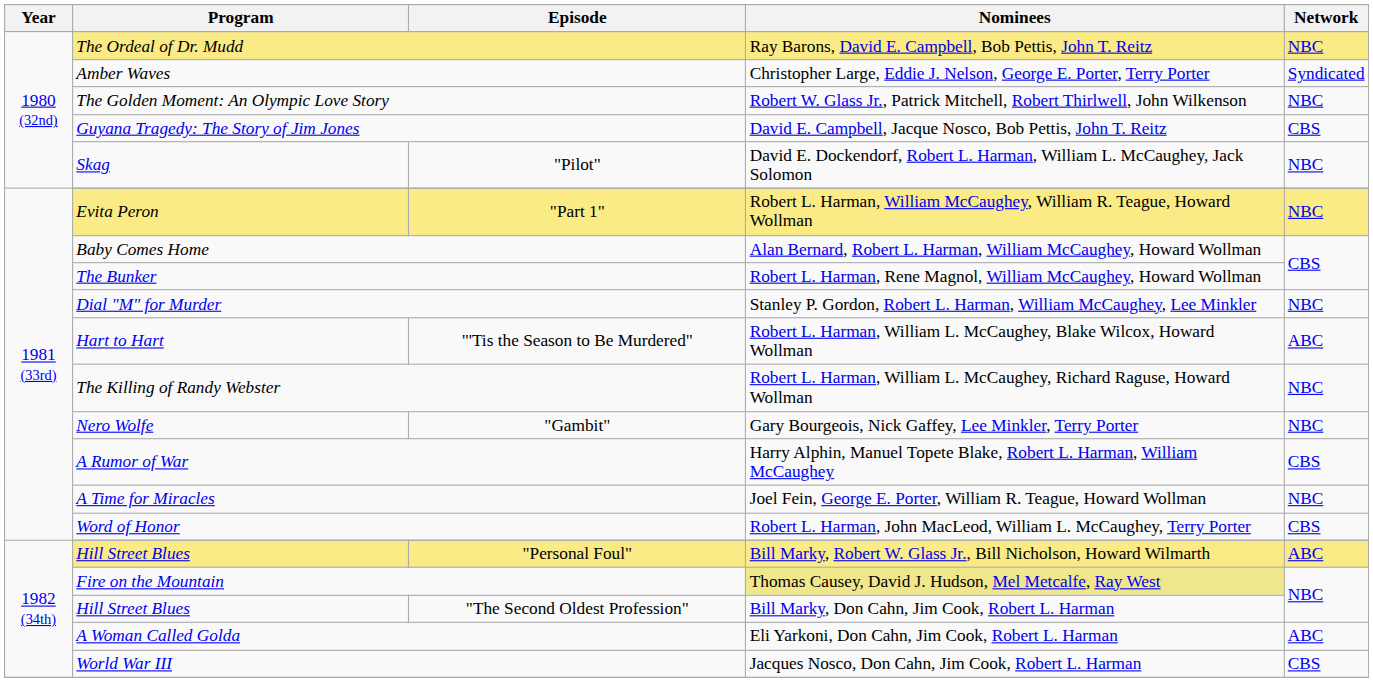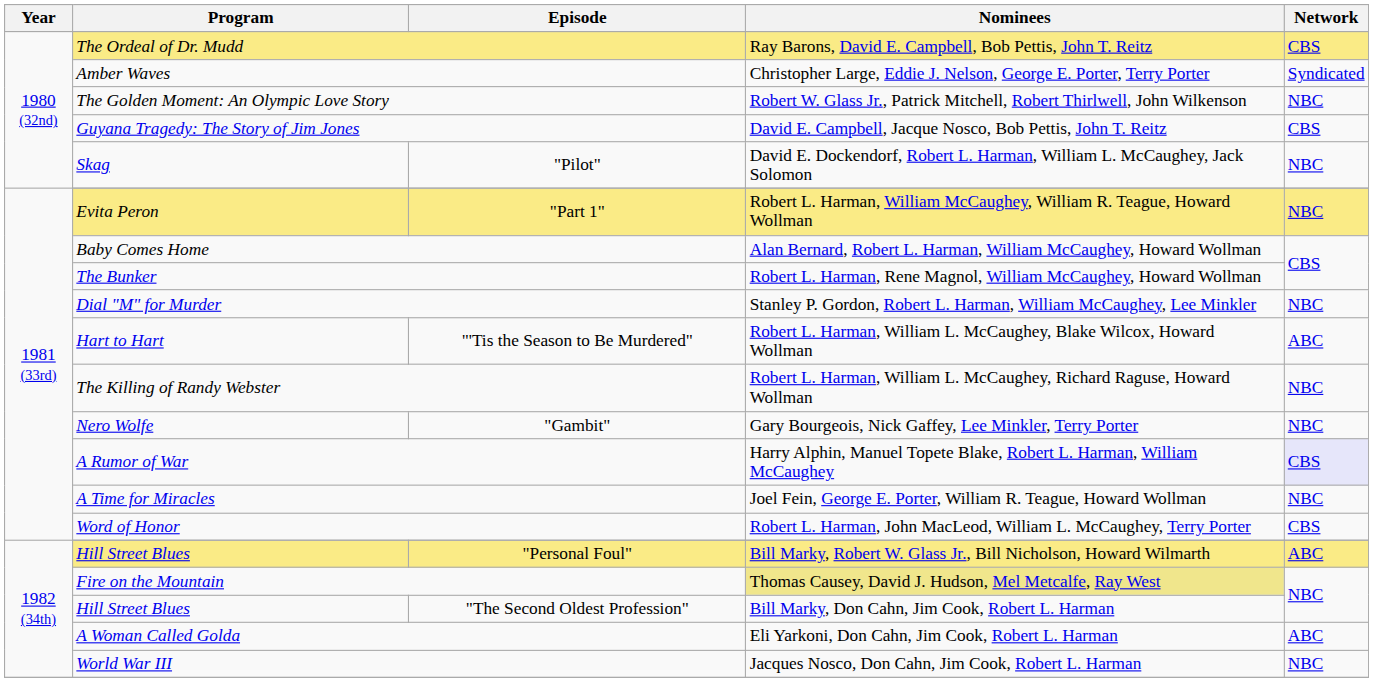(1306, 45) NBC -> (1304, 45) CBS
(1304, 461) no background -> (1304, 461) lavender background
(1304, 663) CBS -> (1306, 663) NBC
